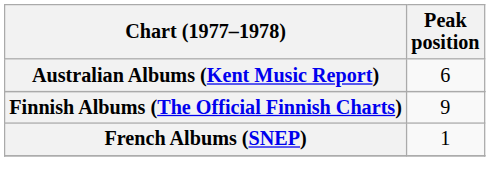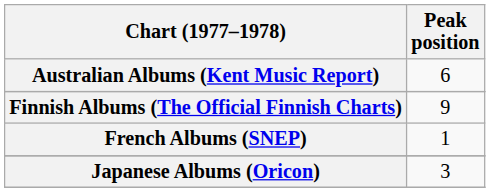+ row: (206, 171)
